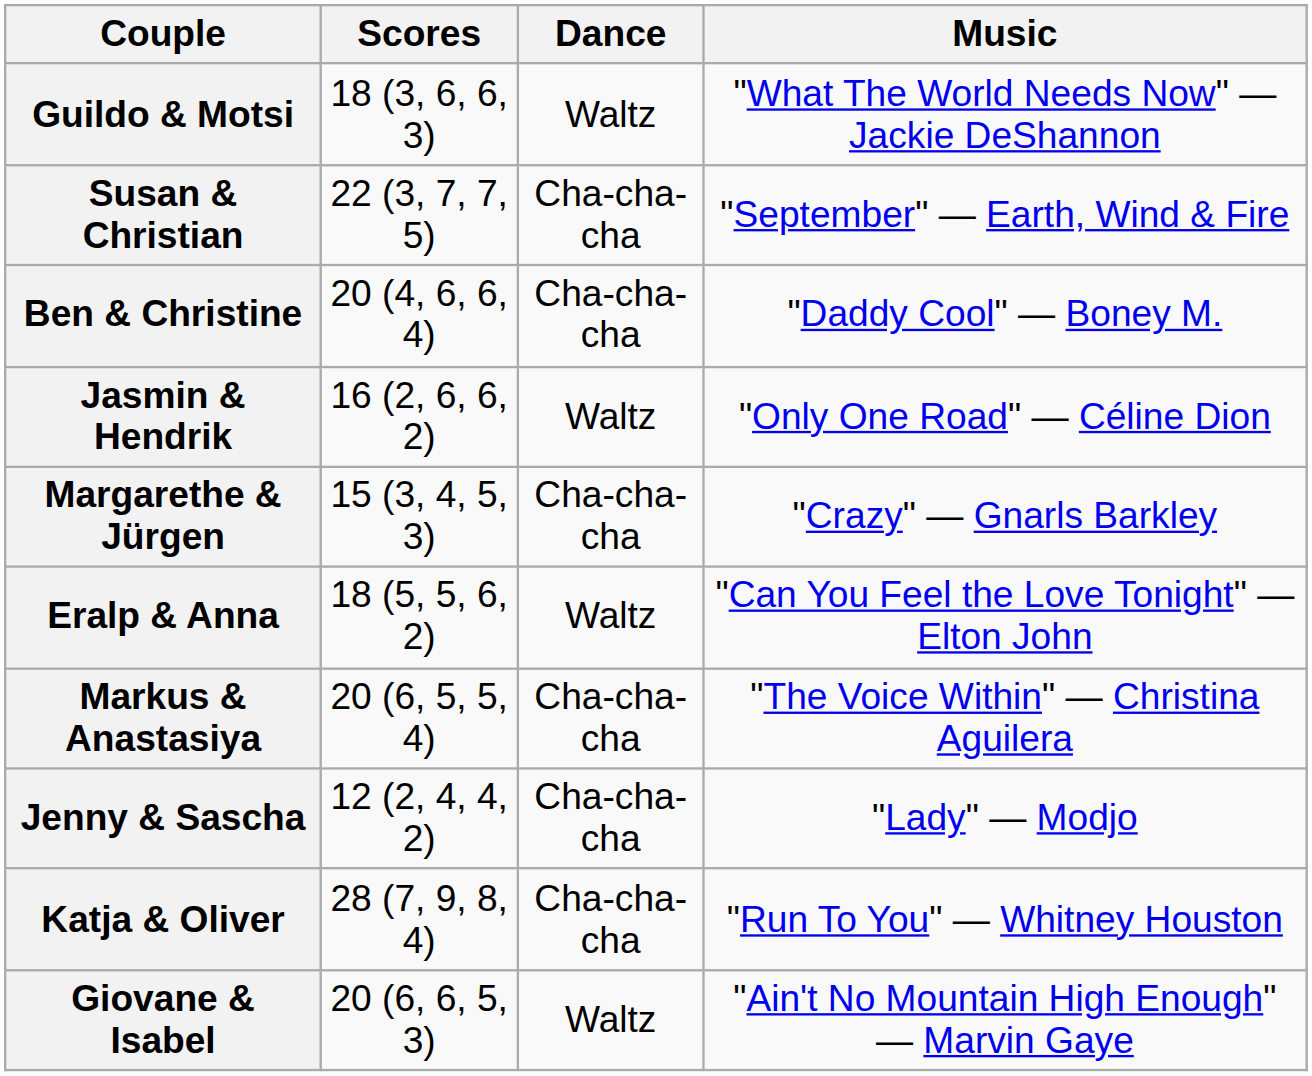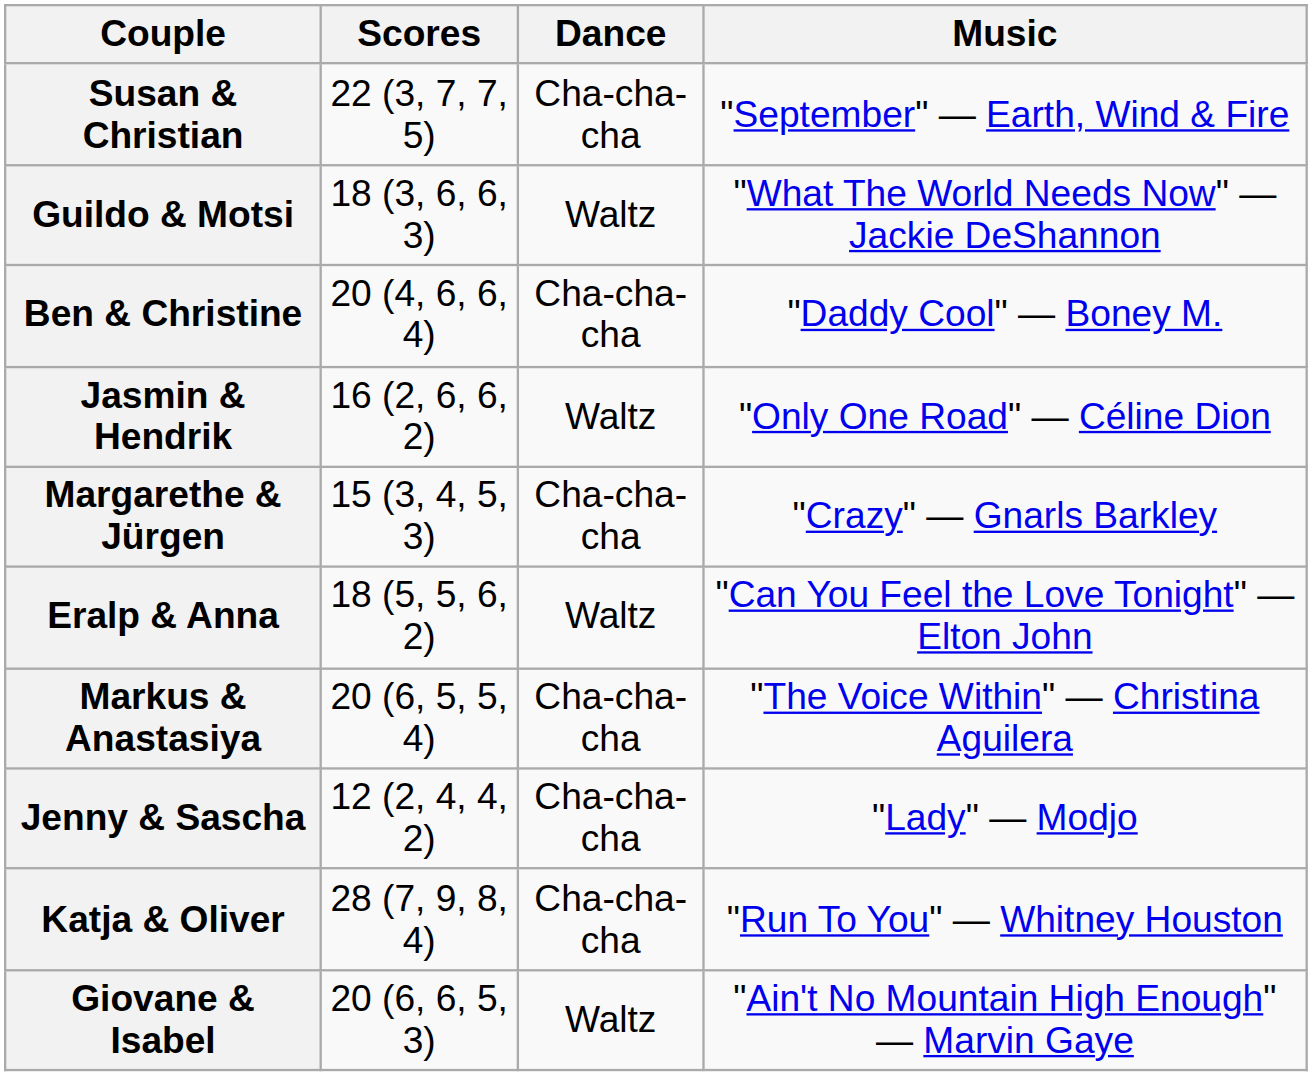rows swapped: (163, 214) <-> (163, 113)
